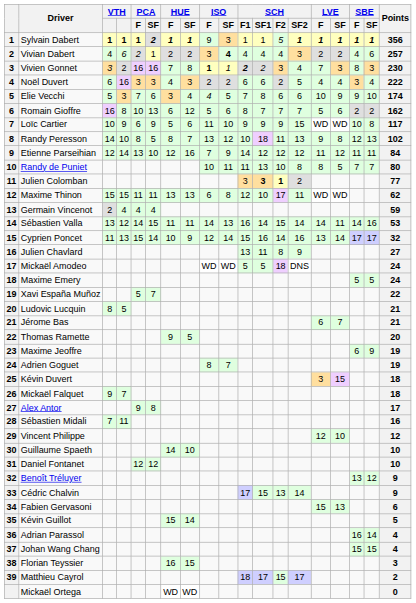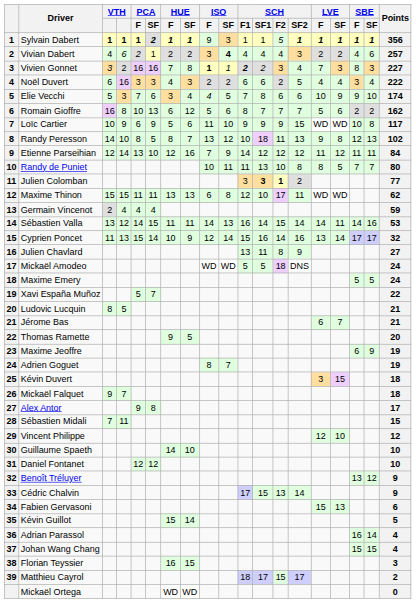(395, 68) 230 -> (395, 68) 227
(395, 421) 16 -> (395, 421) 15
